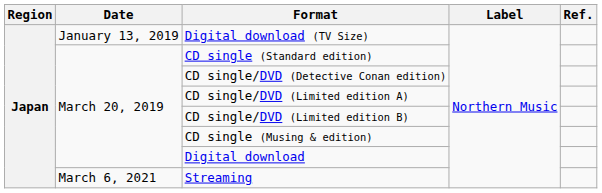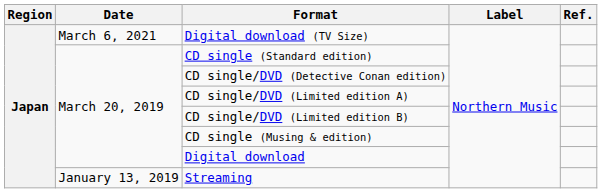(119, 35) January 13, 2019 -> (107, 35) March 6, 2021
(107, 177) March 6, 2021 -> (119, 177) January 13, 2019
